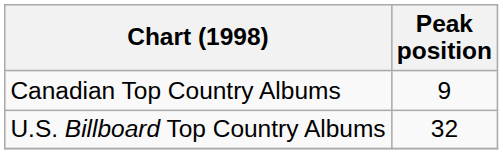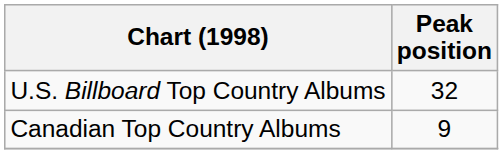rows swapped: (176, 90) <-> (198, 129)
